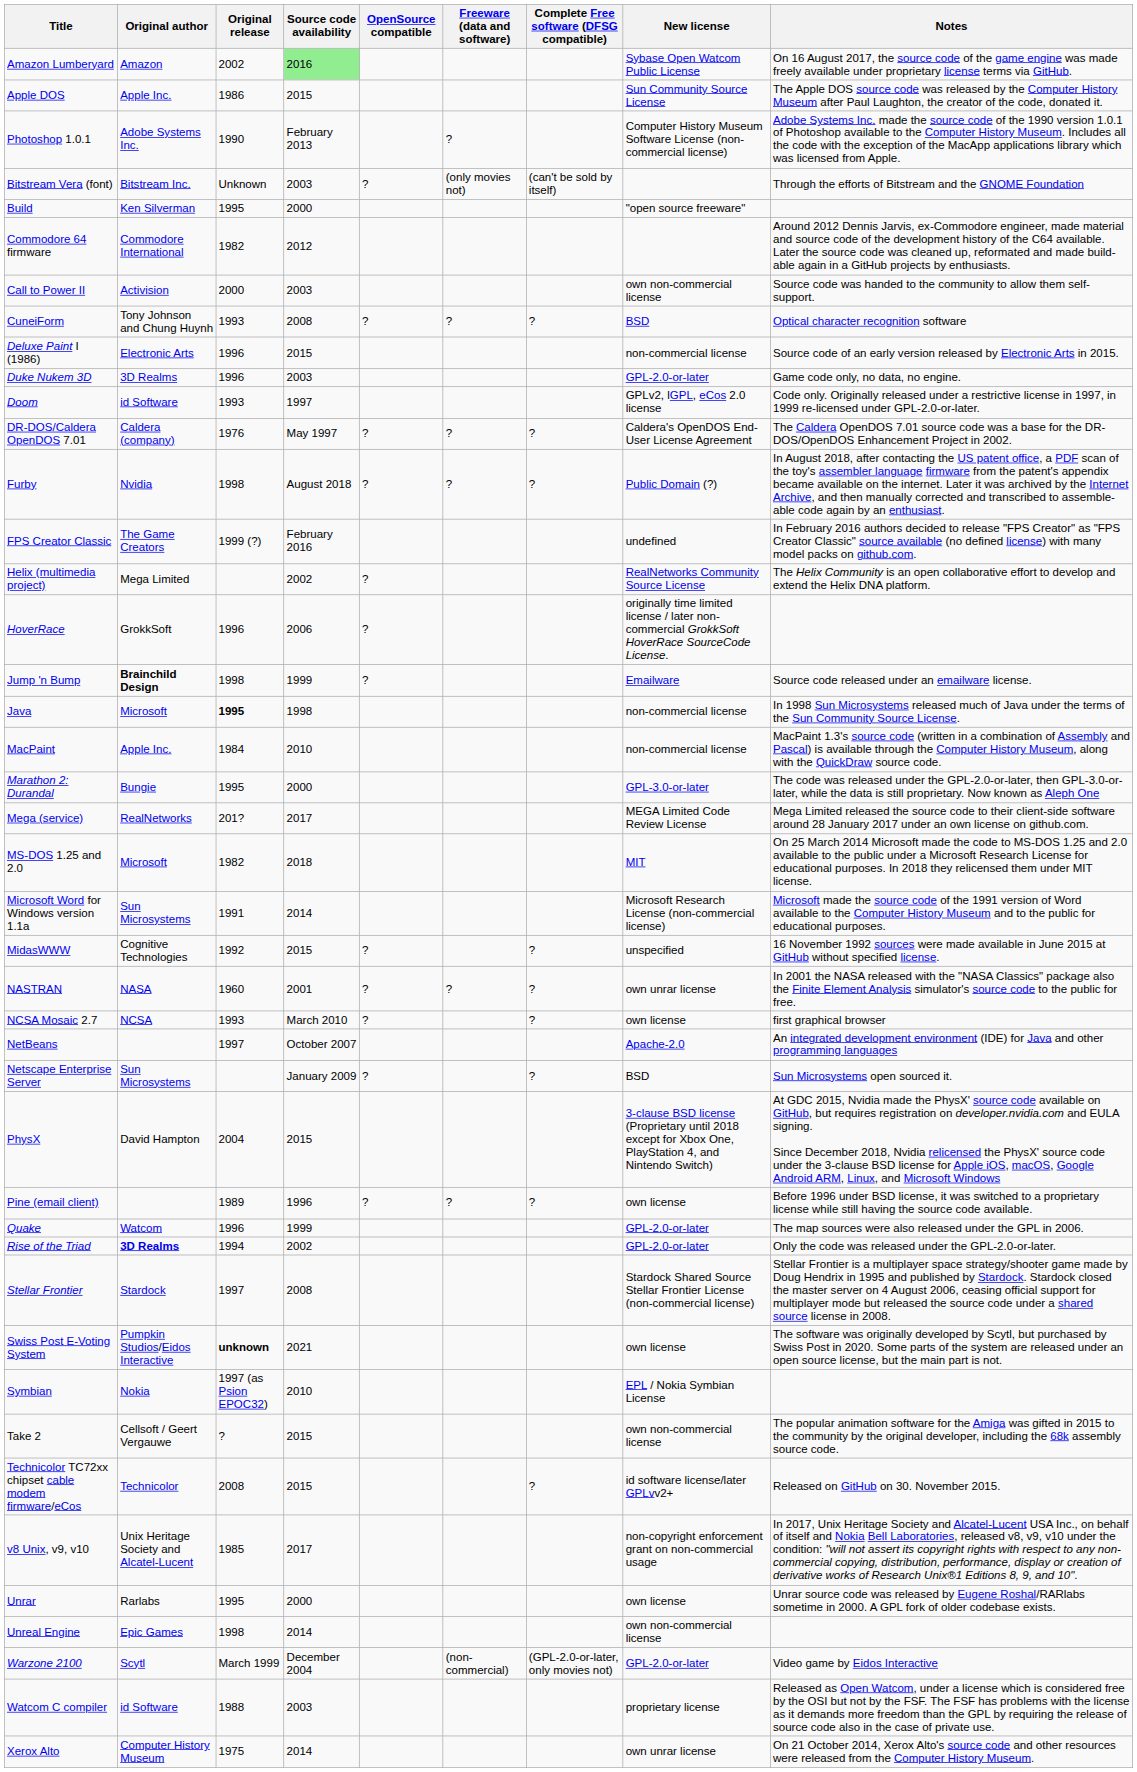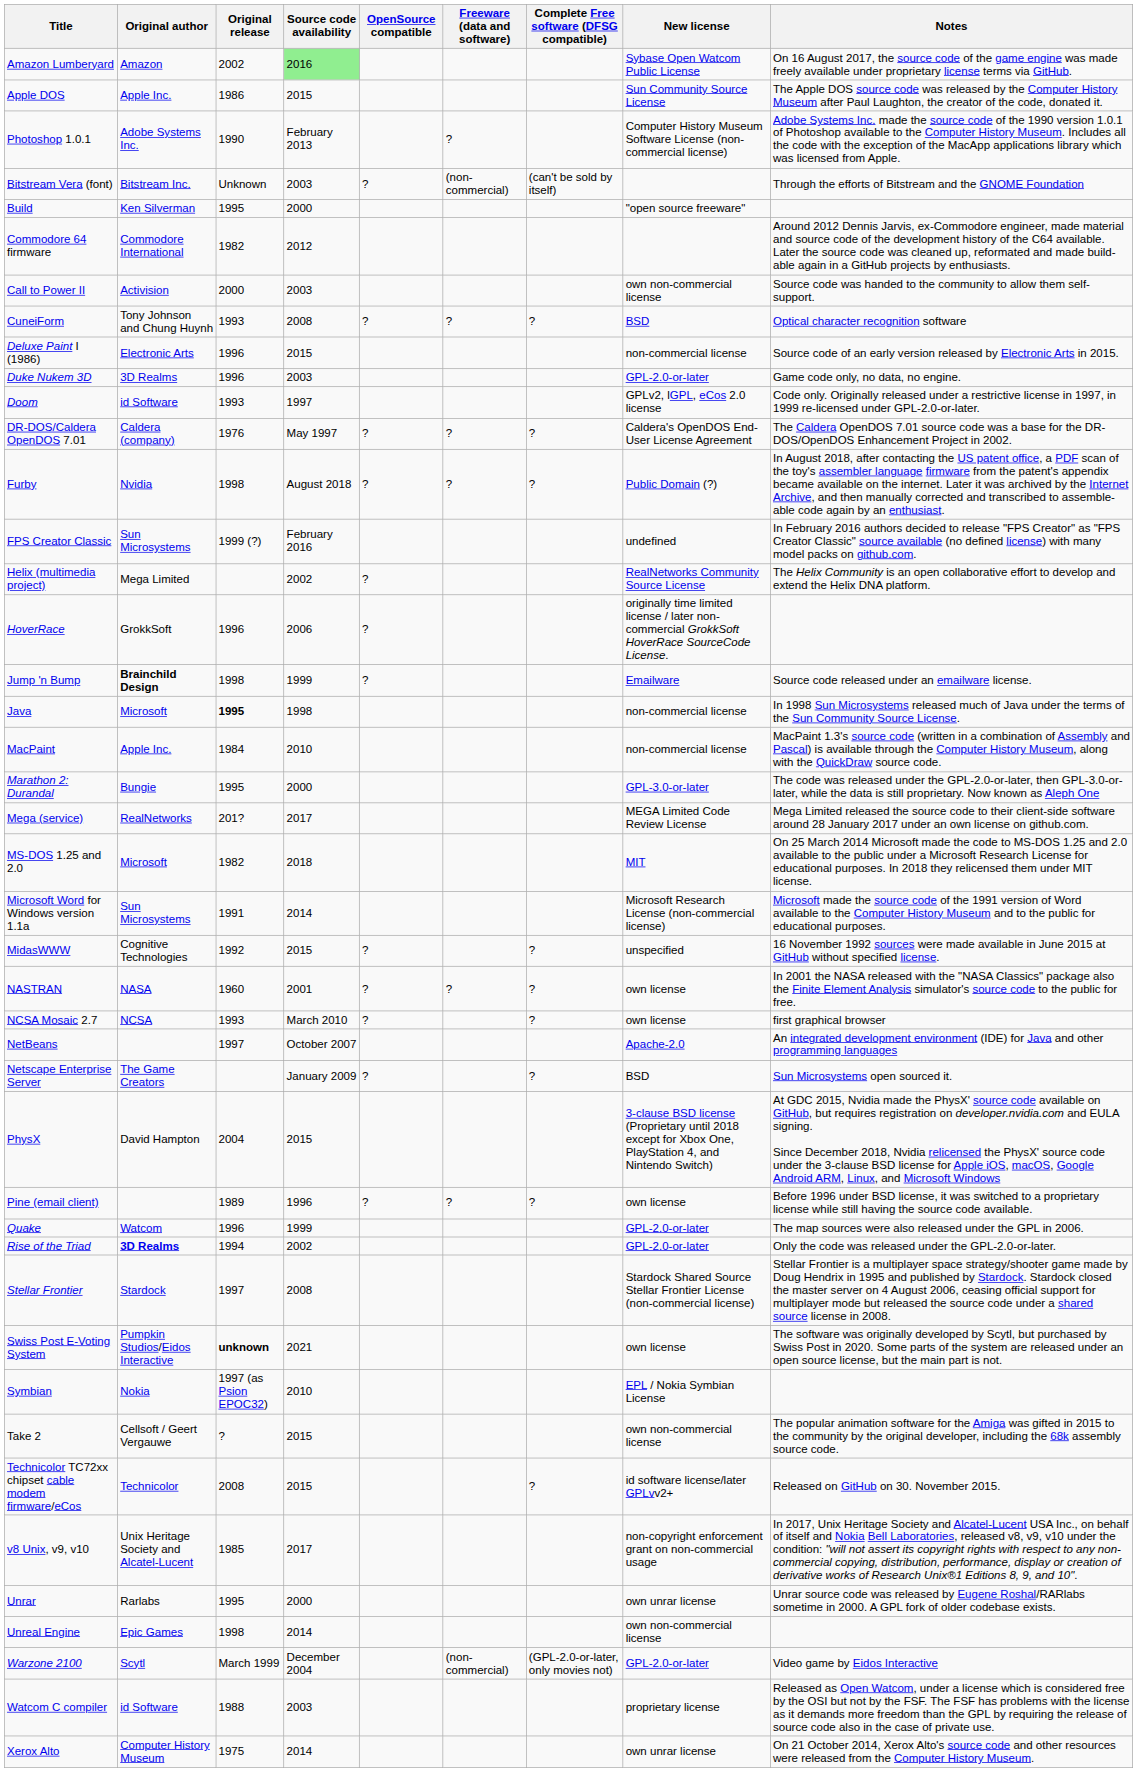(478, 183) (only movies not) -> (477, 183) (non-commercial)
(147, 541) The Game Creators -> (155, 541) Sun Microsystems
(671, 988) own unrar license -> (656, 988) own license
(155, 1075) Sun Microsystems -> (147, 1075) The Game Creators
(656, 1600) own license -> (671, 1600) own unrar license
